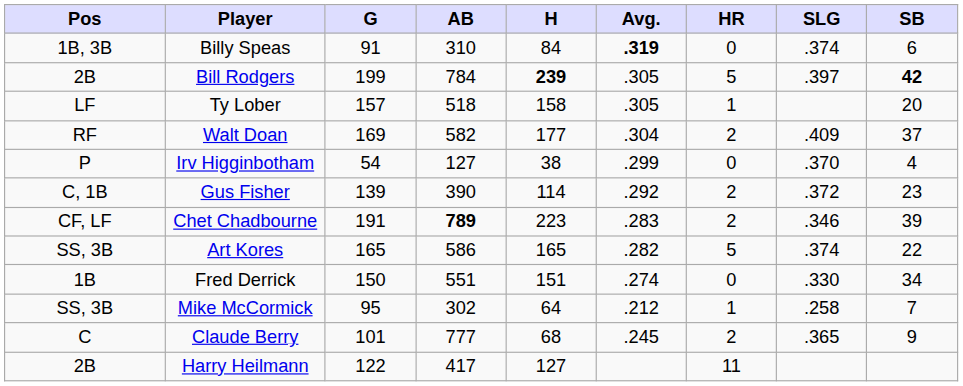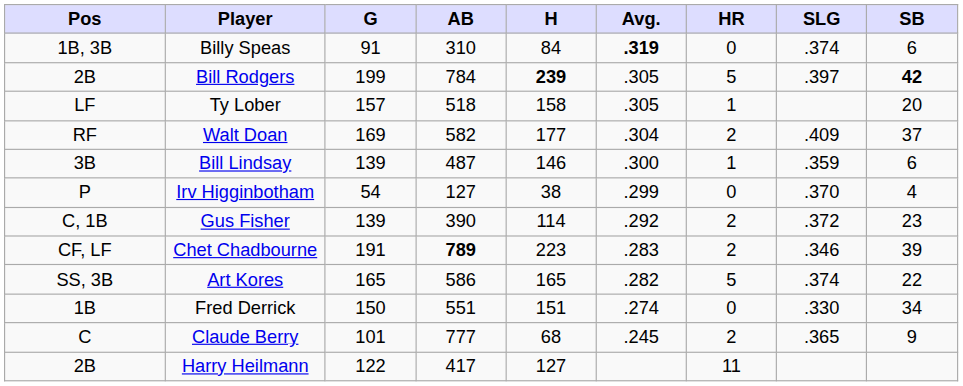+ row: (245, 163)
- row: (245, 308)
